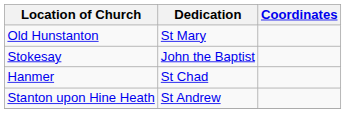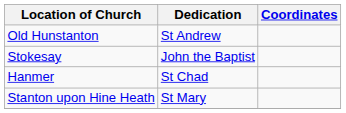(183, 35) St Mary -> (191, 35) St Andrew
(191, 98) St Andrew -> (183, 98) St Mary
